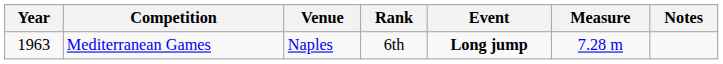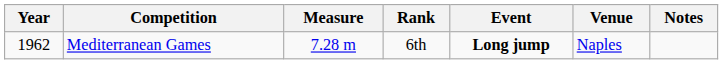columns swapped: (322, 18) <-> (600, 18)
(34, 45) 1963 -> (34, 45) 1962
